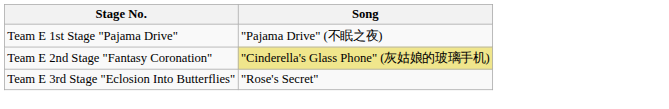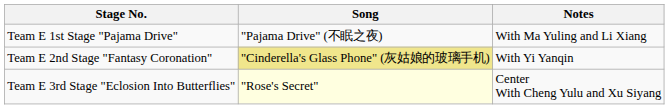+ column: (579, 14)
(280, 79) no background -> (280, 86) lightyellow background
